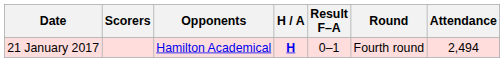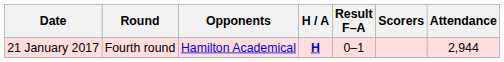columns swapped: (389, 21) <-> (128, 21)
(463, 47) 2,494 -> (463, 47) 2,944
